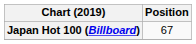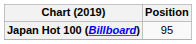(167, 30) 67 -> (167, 30) 95
